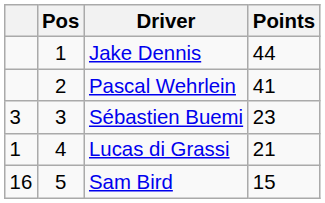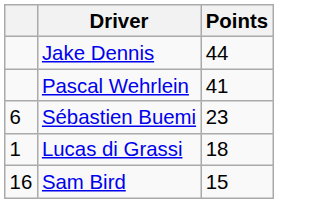- column: (61, 20)
(15, 117) 3 -> (15, 117) 6
(264, 149) 21 -> (217, 149) 18
